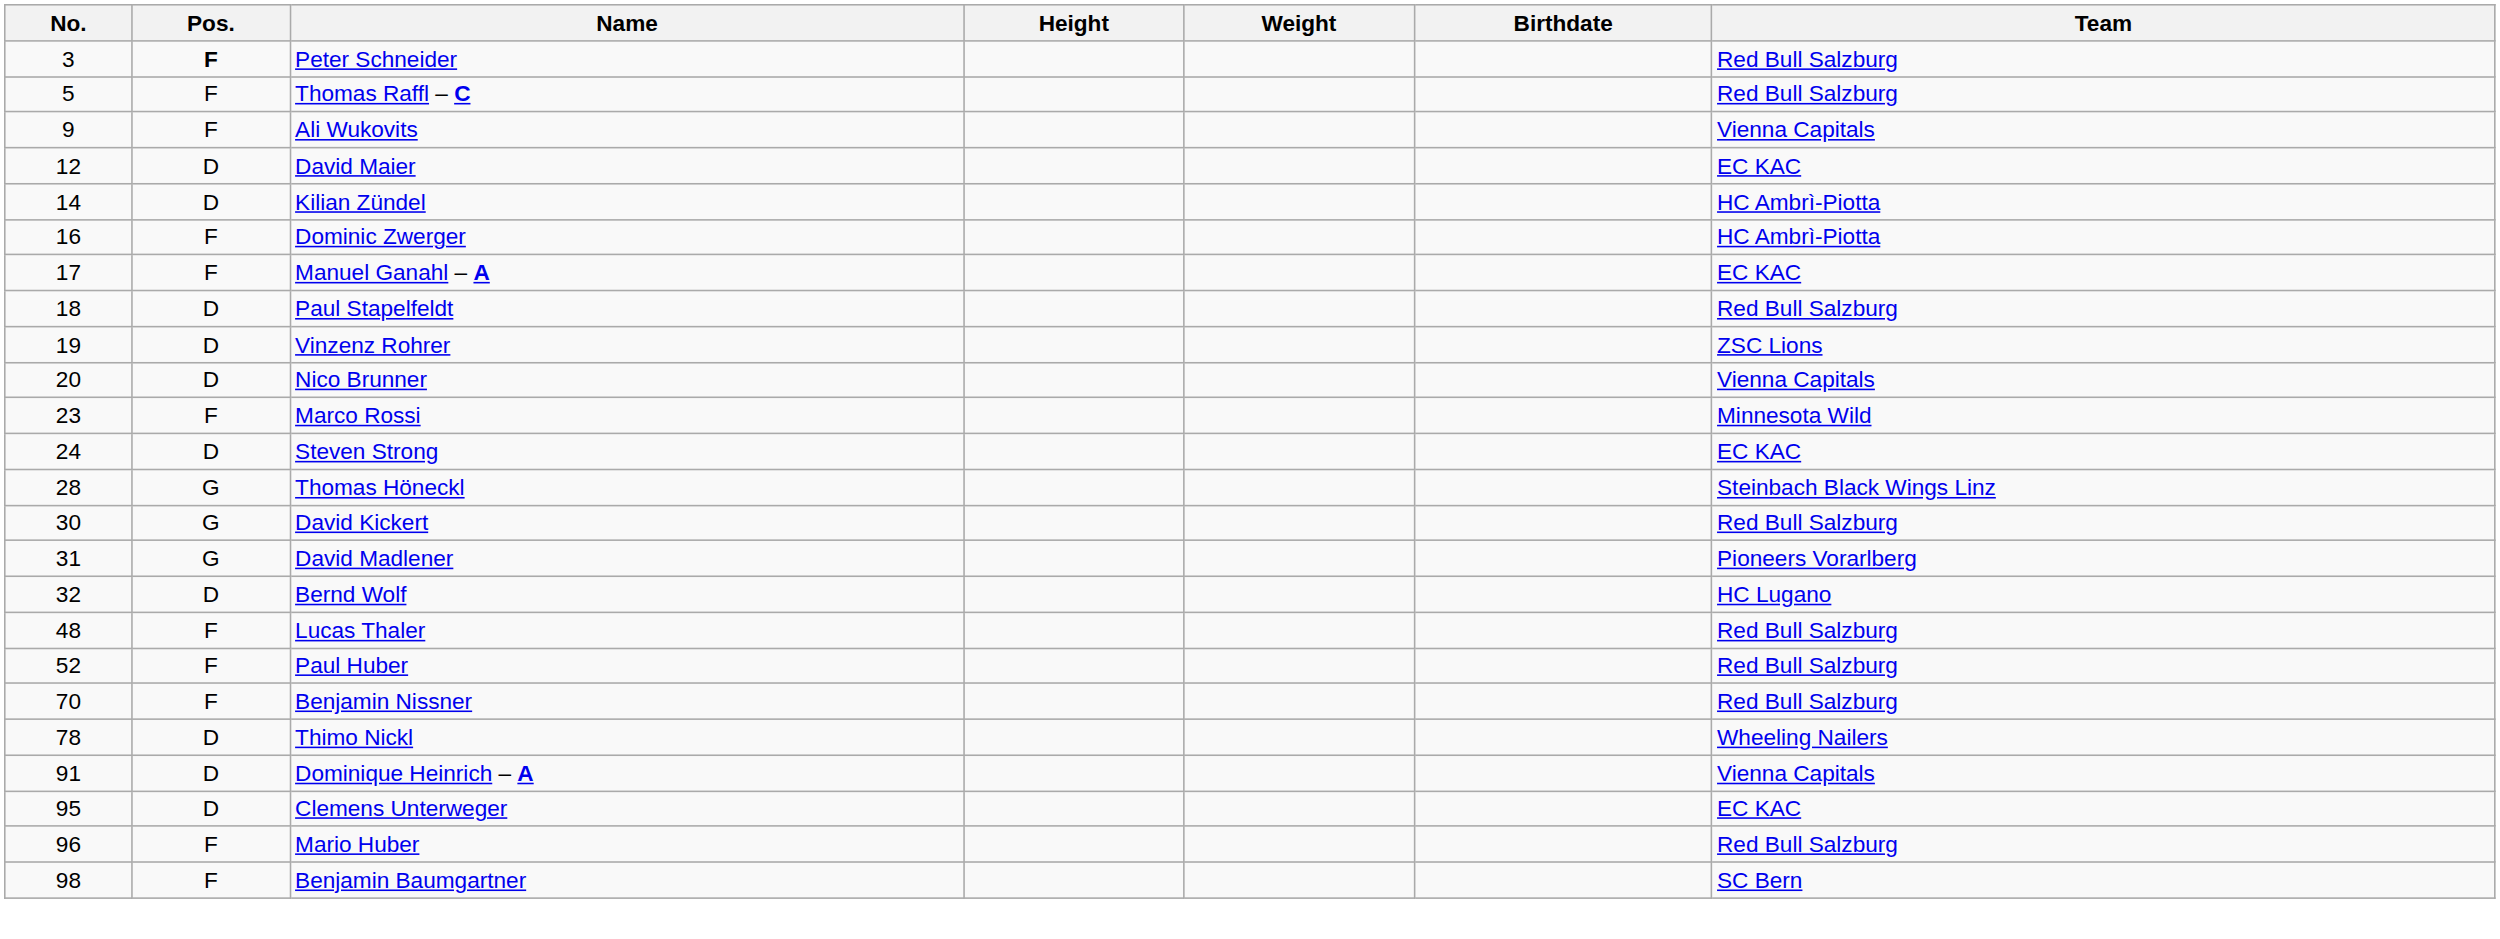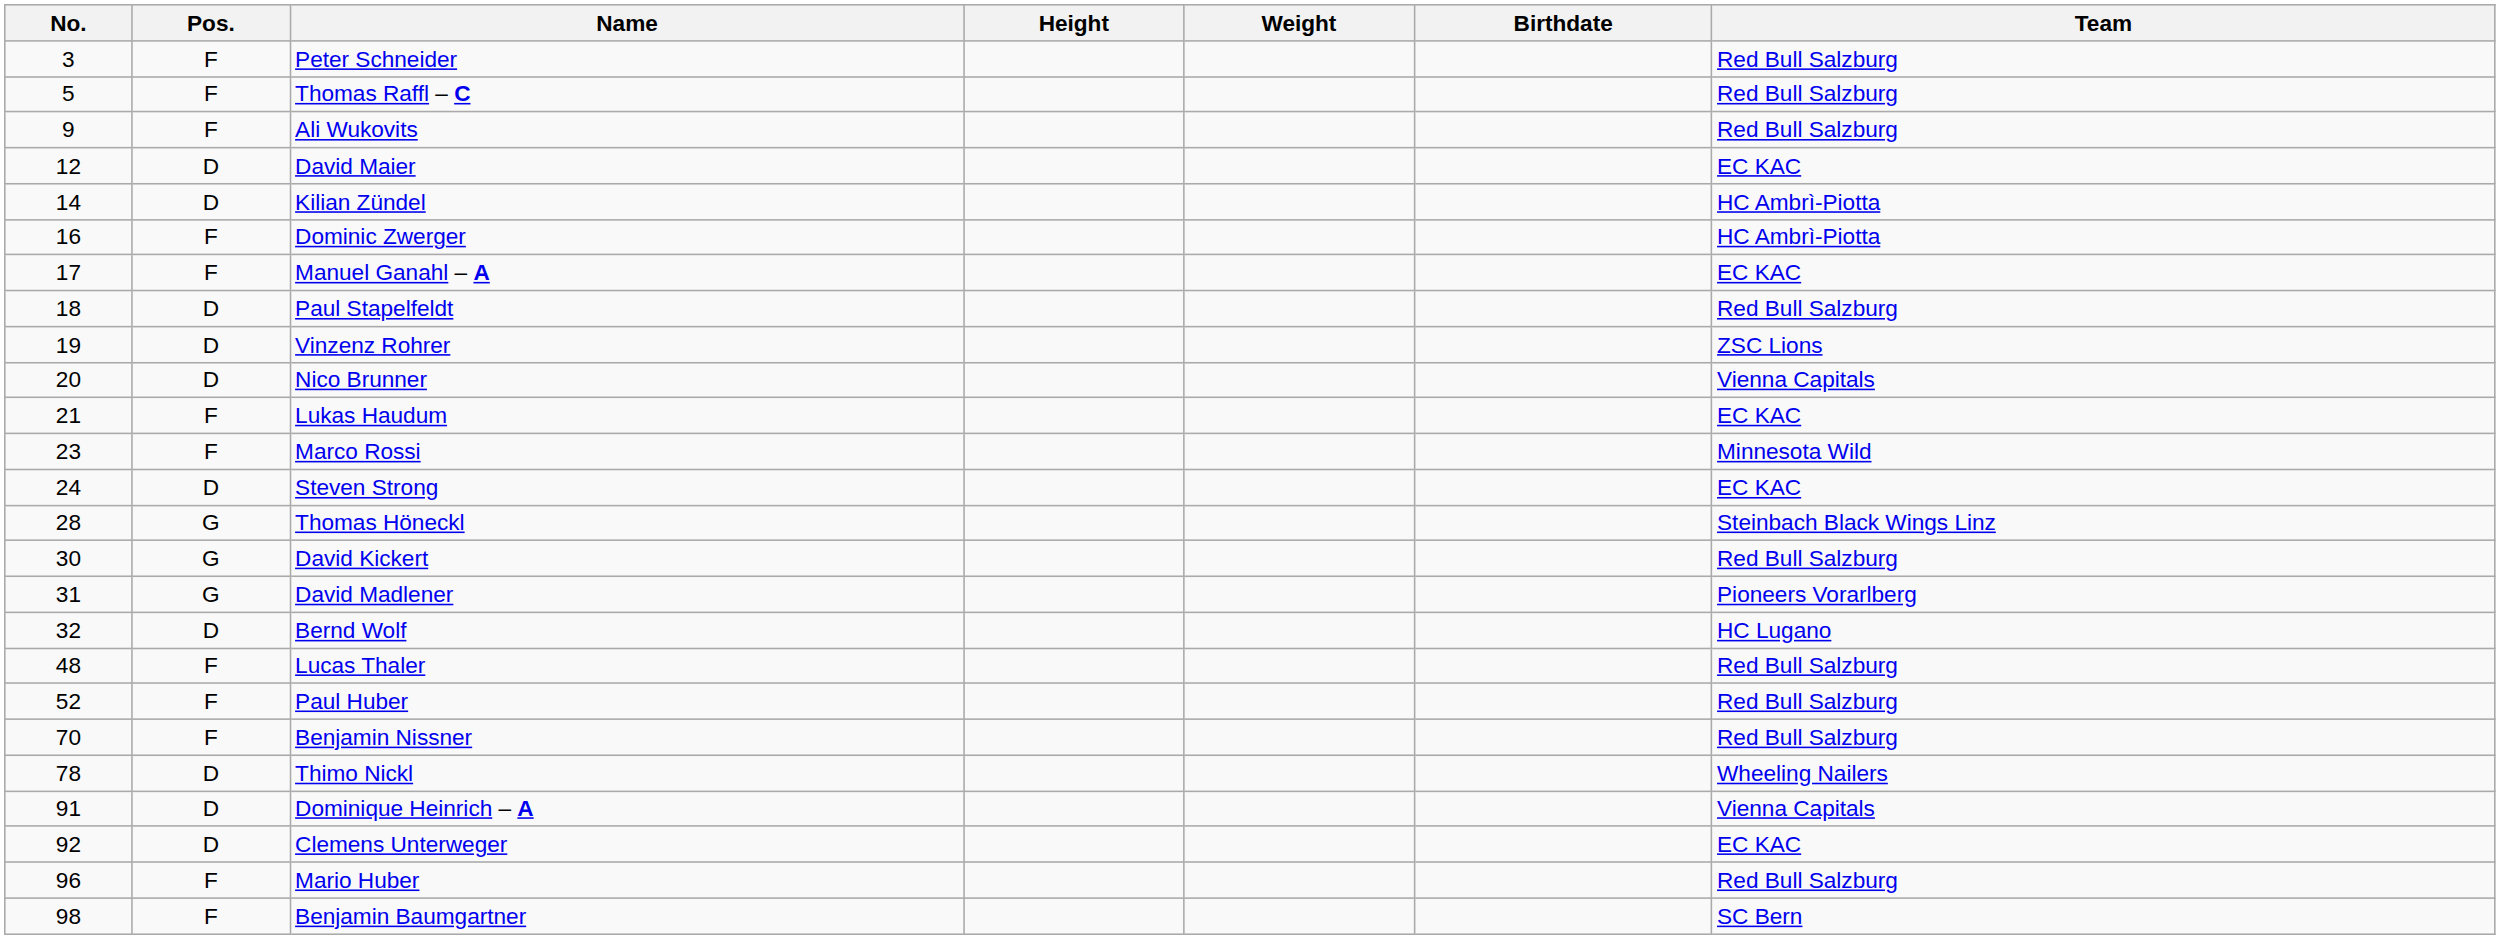(211, 59) bold -> (211, 59) normal
(1796, 130) Vienna Capitals -> (1807, 130) Red Bull Salzburg
+ row: (371, 416)
(68, 809) 95 -> (68, 845) 92
